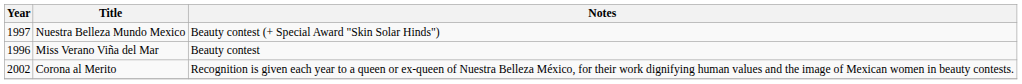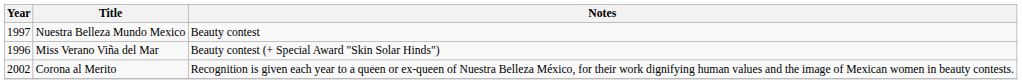(315, 32) Beauty contest (+ Special Award "Skin Solar Hinds") -> (225, 32) Beauty contest
(225, 50) Beauty contest -> (315, 50) Beauty contest (+ Special Award "Skin Solar Hinds")
